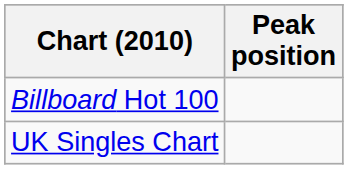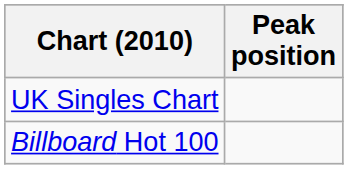rows swapped: (115, 142) <-> (115, 99)
